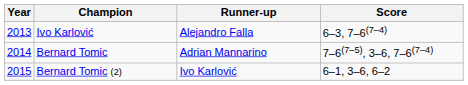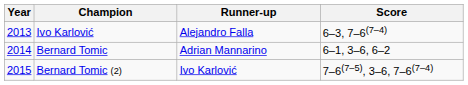(378, 52) 7–6(7–5), 3–6, 7–6(7–4) -> (356, 51) 6–1, 3–6, 6–2
(356, 71) 6–1, 3–6, 6–2 -> (378, 70) 7–6(7–5), 3–6, 7–6(7–4)
